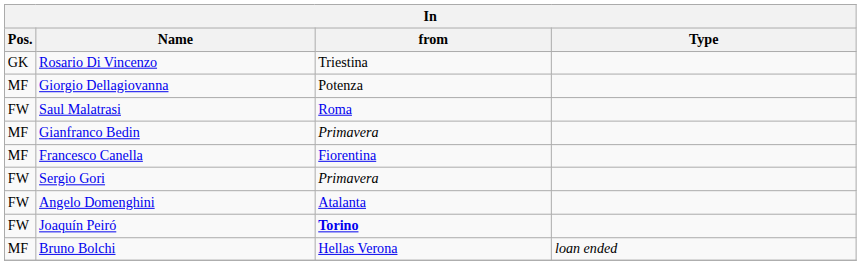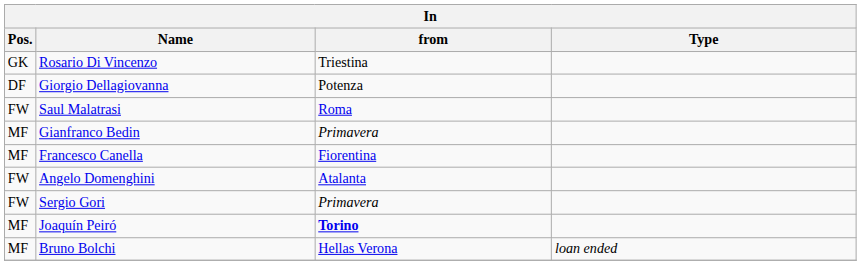(18, 86) MF -> (17, 86) DF
rows swapped: (97, 202) <-> (72, 179)
(18, 226) FW -> (18, 226) MF
